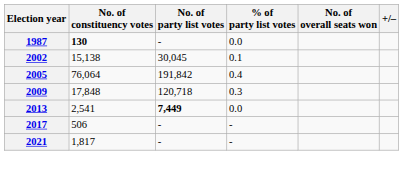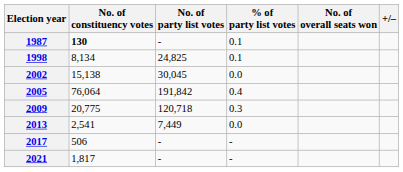(236, 41) 0.0 -> (236, 41) 0.1
+ row: (37, 58)
(236, 58) 0.1 -> (236, 74) 0.0
(86, 91) 17,848 -> (86, 108) 20,775
(170, 108) bold -> (170, 125) normal
